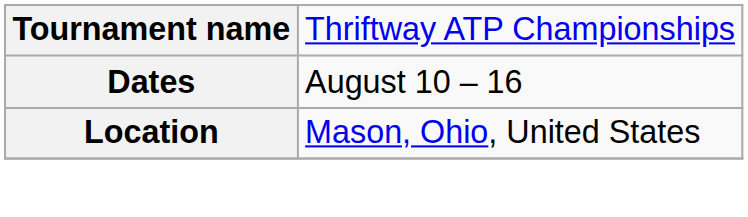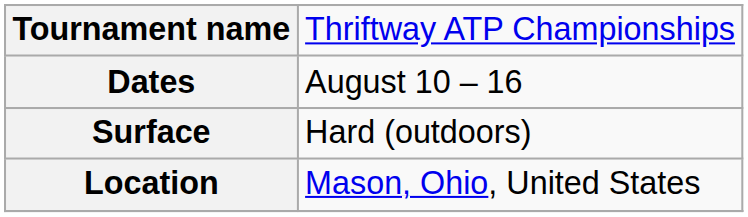+ row: (151, 132)
